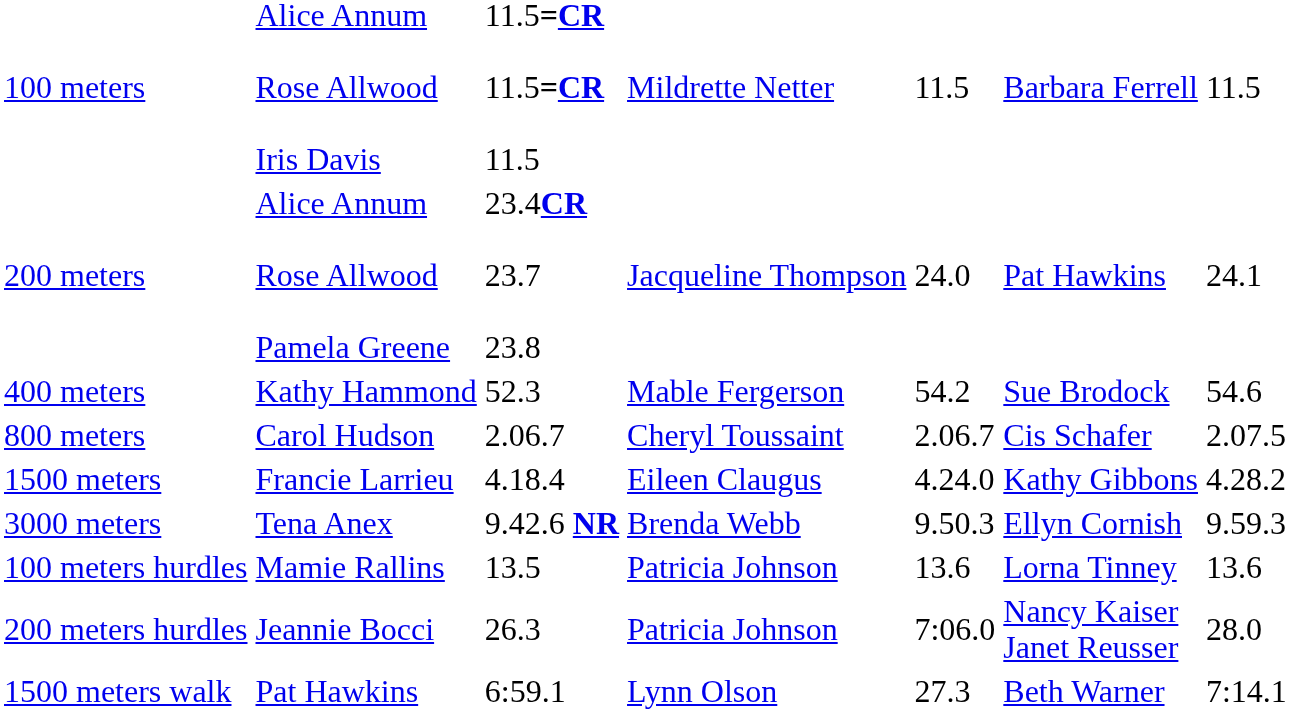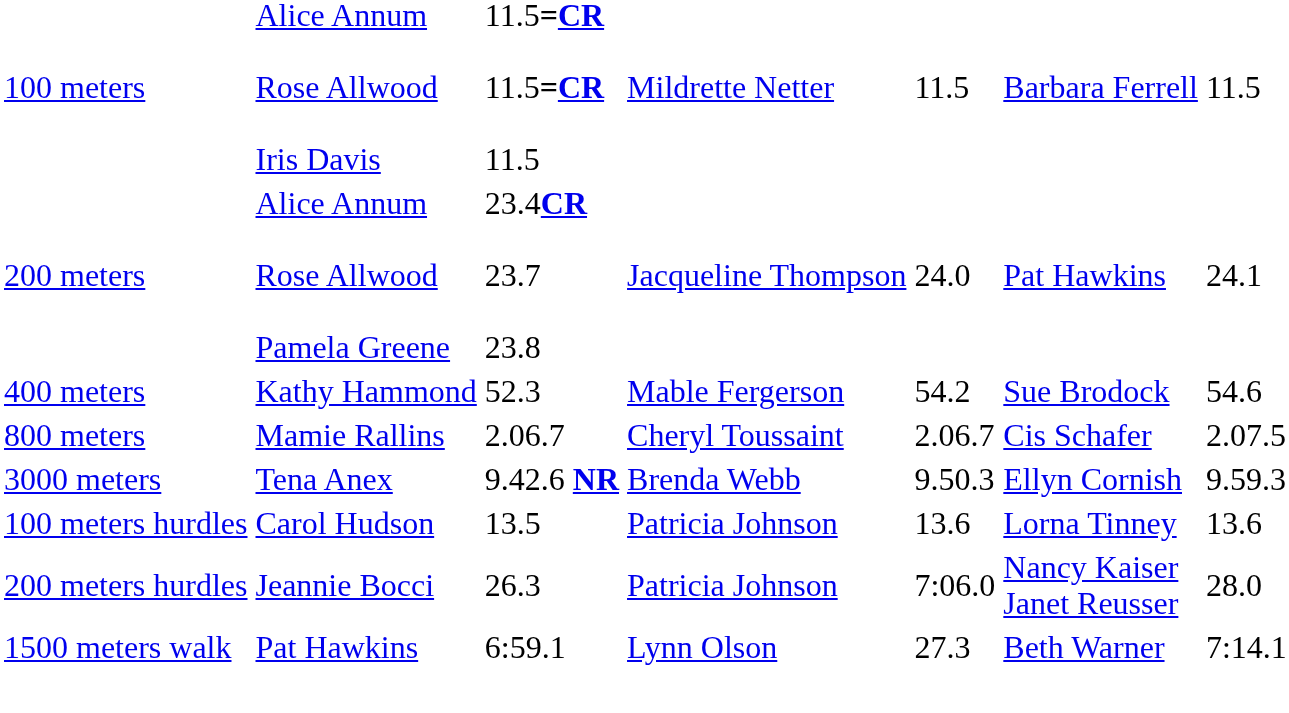(345, 435) Carol Hudson -> (350, 435) Mamie Rallins
- row: (83, 479)
(350, 567) Mamie Rallins -> (345, 523) Carol Hudson
